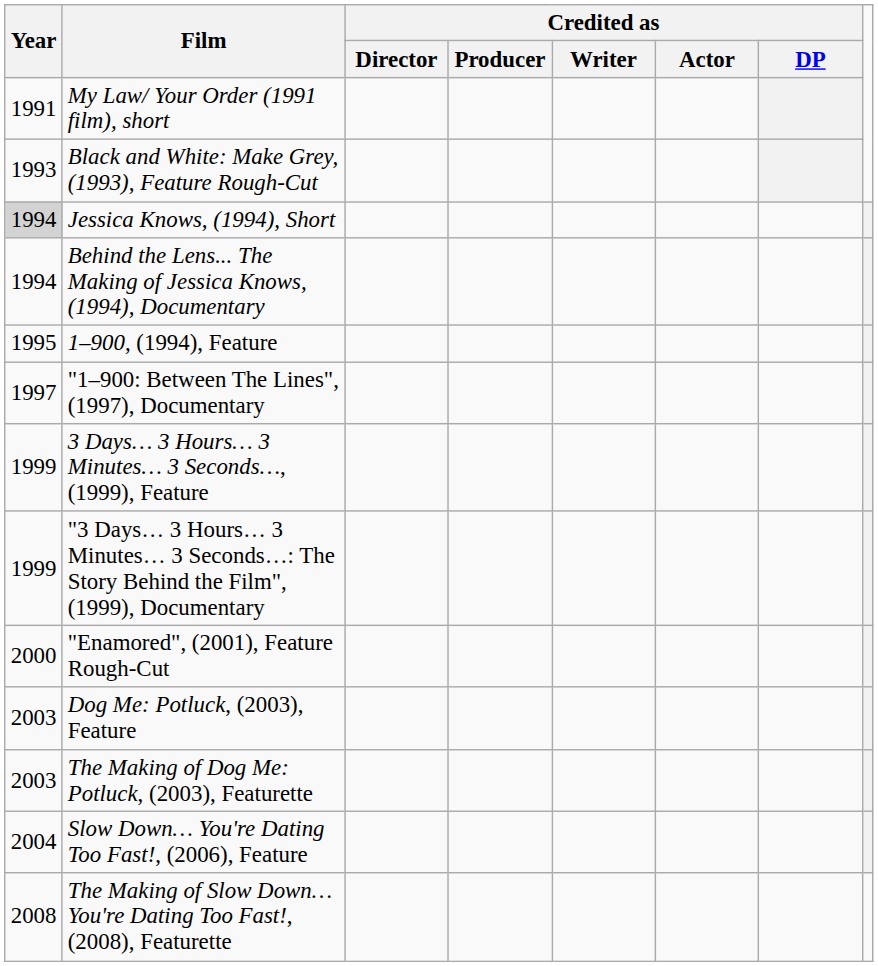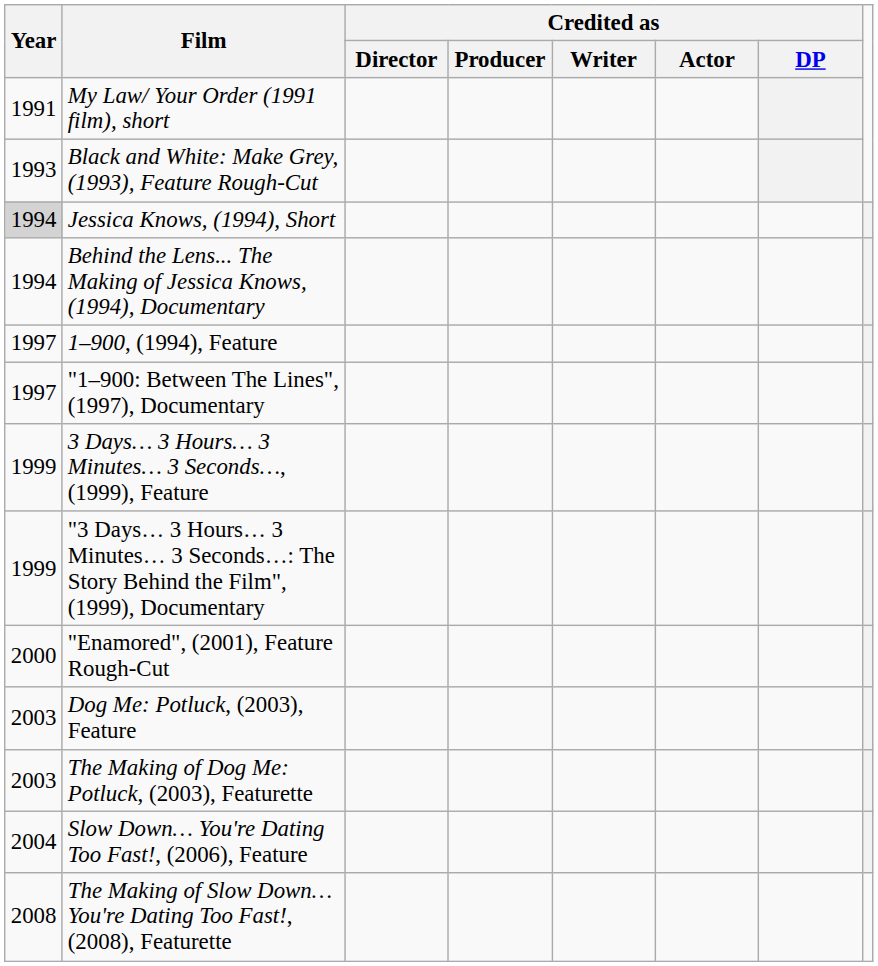(34, 343) 1995 -> (34, 343) 1997
